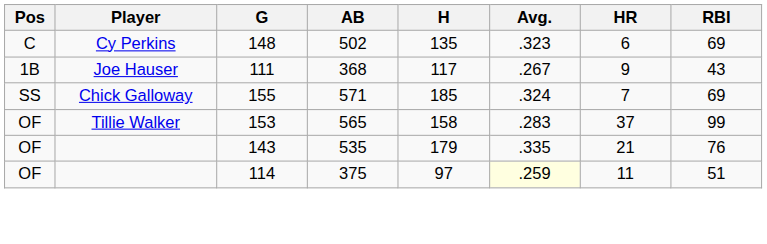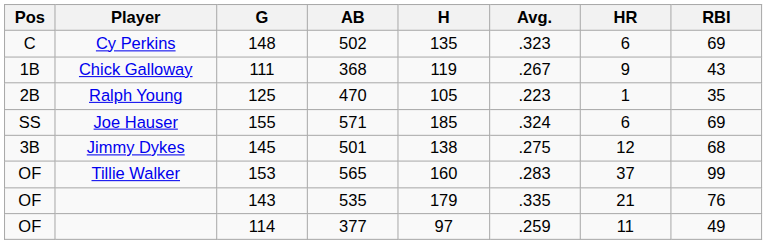(136, 69) Joe Hauser -> (136, 69) Chick Galloway
(444, 69) 117 -> (444, 69) 119
+ row: (262, 95)
(136, 95) Chick Galloway -> (136, 122) Joe Hauser
(625, 95) 7 -> (625, 122) 6
+ row: (262, 148)
(444, 122) 158 -> (444, 174) 160
(353, 174) 375 -> (353, 226) 377
(535, 174) lightyellow background -> (535, 226) no background
(716, 174) 51 -> (716, 226) 49
